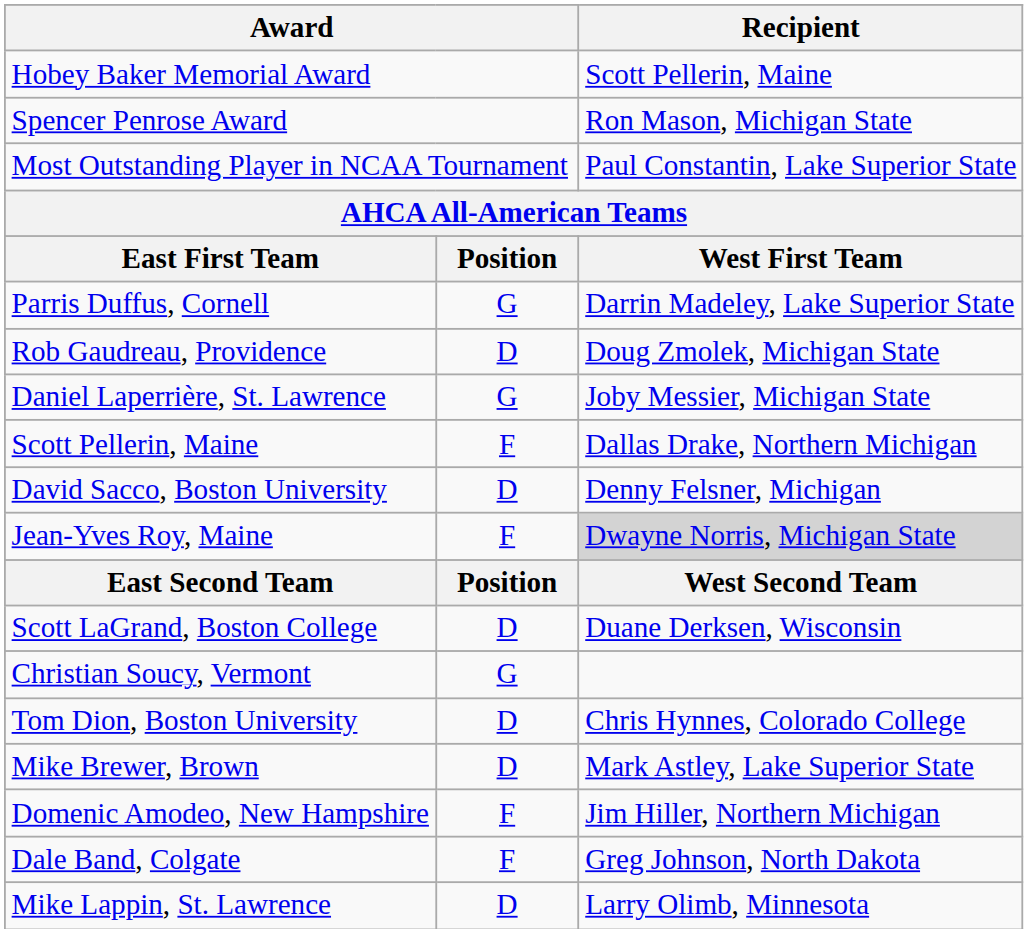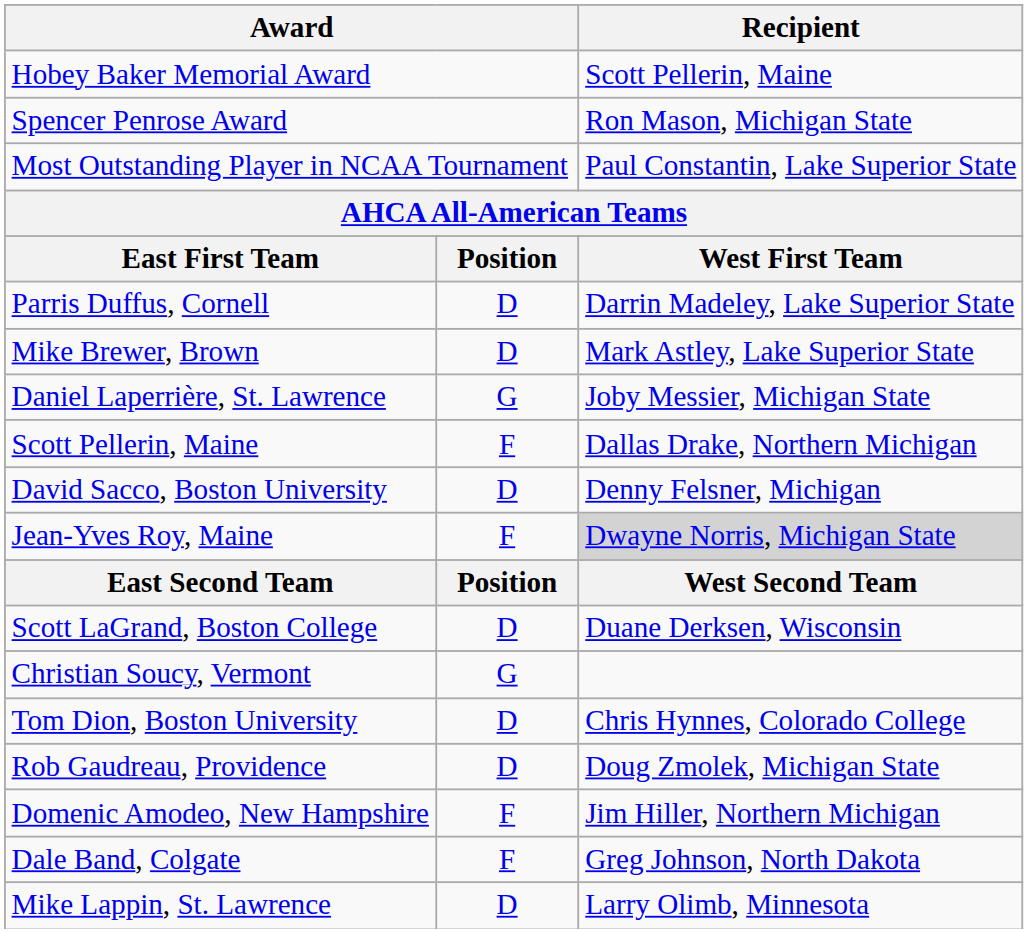(507, 304) G -> (507, 304) D
rows swapped: (135, 766) <-> (169, 350)
